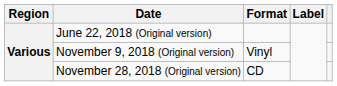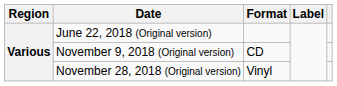(259, 52) Vinyl -> (255, 52) CD
(255, 71) CD -> (259, 71) Vinyl
